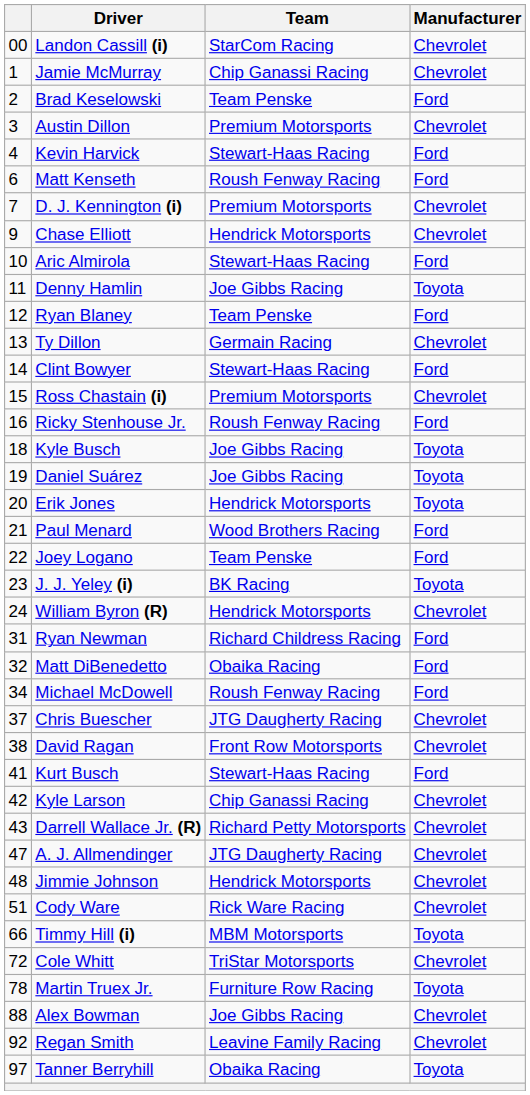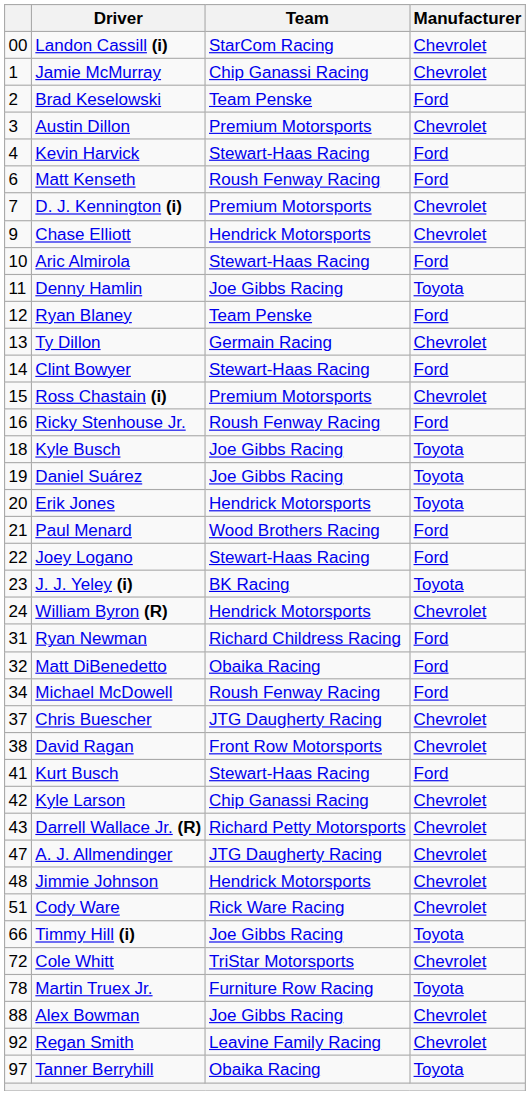(261, 557) Team Penske -> (289, 557) Stewart-Haas Racing
(276, 935) MBM Motorsports -> (276, 935) Joe Gibbs Racing
